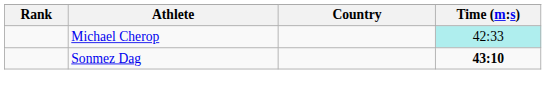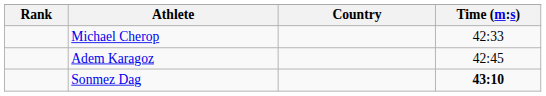(488, 36) paleturquoise background -> (488, 36) no background
+ row: (113, 58)
